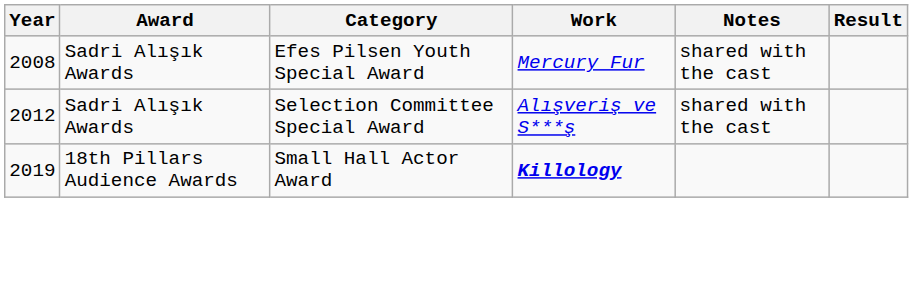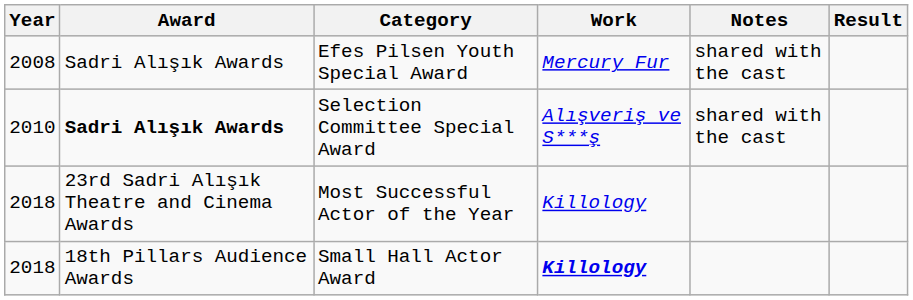(32, 116) 2012 -> (32, 128) 2010
(134, 116) normal -> (174, 128) bold
+ row: (416, 203)
(32, 170) 2019 -> (32, 268) 2018
